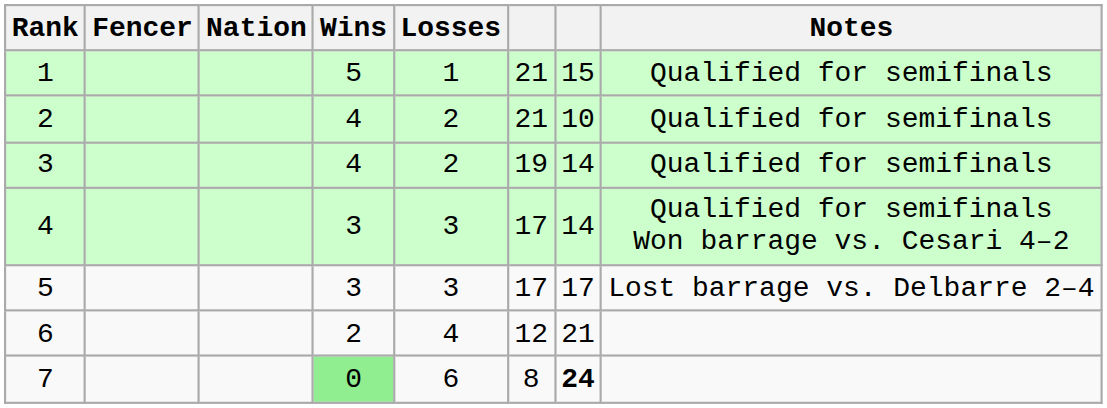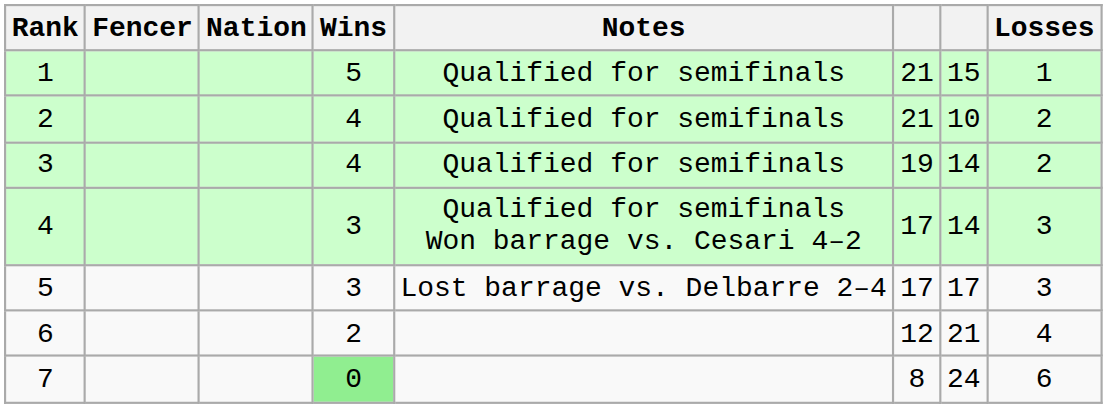columns swapped: (451, 28) <-> (851, 28)
(578, 379) bold -> (964, 379) normal
